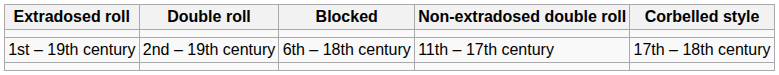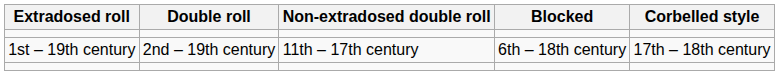columns swapped: (347, 17) <-> (522, 17)
